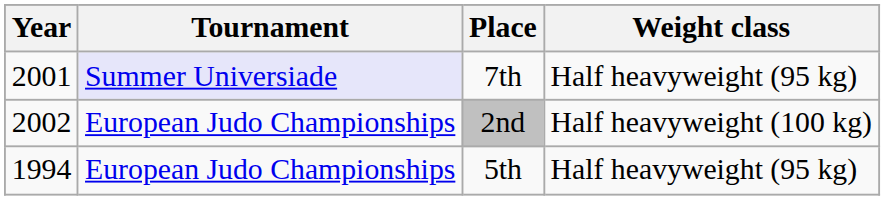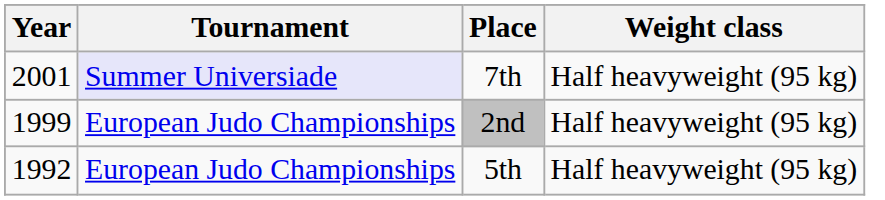(42, 122) 2002 -> (42, 122) 1999
(711, 122) Half heavyweight (100 kg) -> (704, 122) Half heavyweight (95 kg)
(42, 169) 1994 -> (42, 169) 1992
